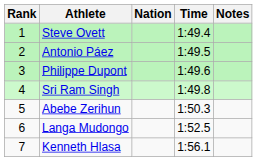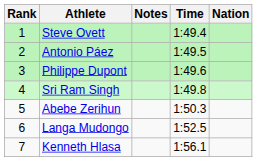columns swapped: (153, 14) <-> (233, 14)
